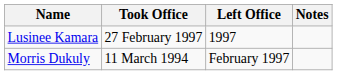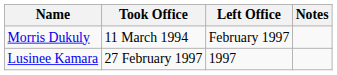rows swapped: (49, 59) <-> (53, 37)
